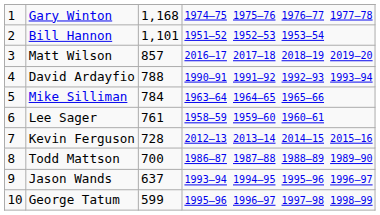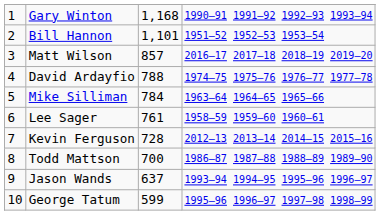(279, 15) 1974–75 1975–76 1976–77 1977–78 -> (279, 15) 1990–91 1991–92 1992–93 1993–94
(279, 76) 1990–91 1991–92 1992–93 1993–94 -> (279, 76) 1974–75 1975–76 1976–77 1977–78
